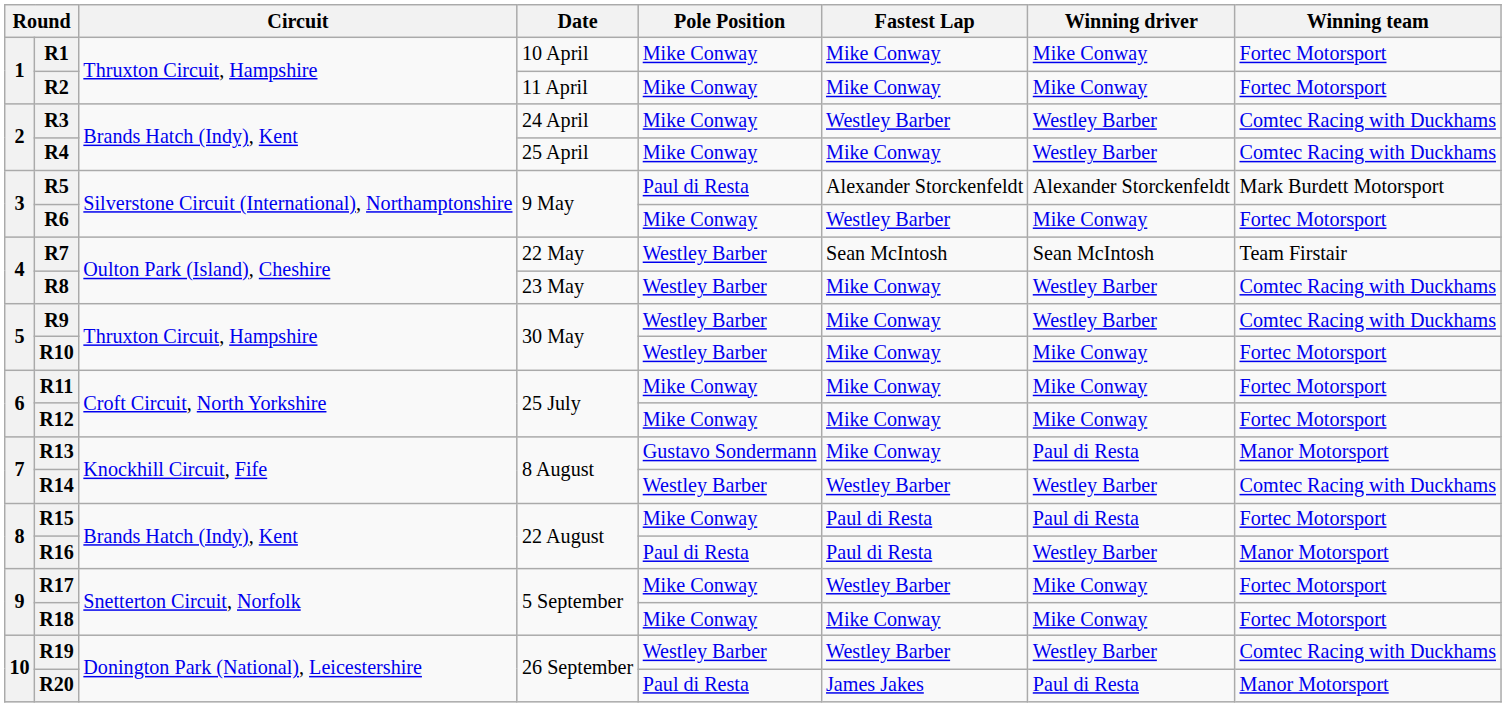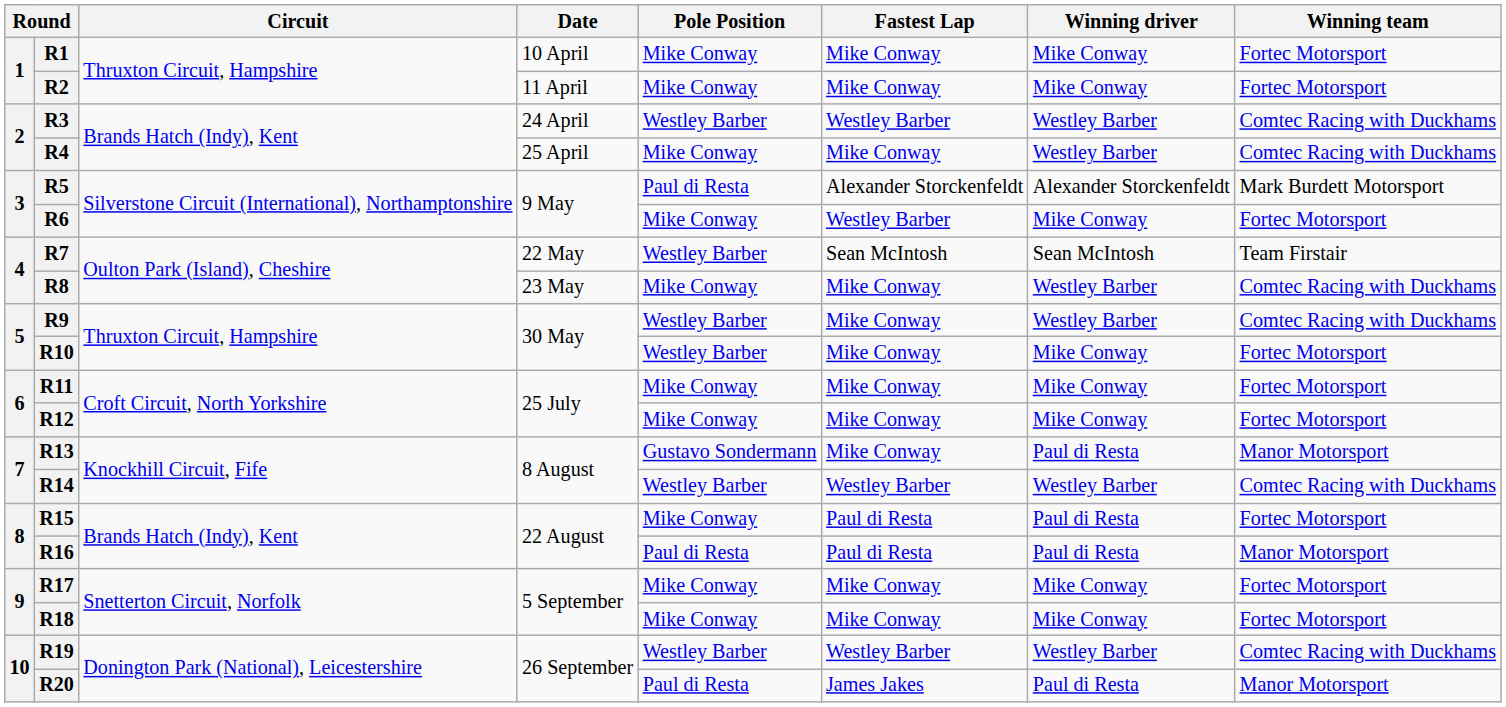(700, 120) Mike Conway -> (705, 120) Westley Barber
(705, 286) Westley Barber -> (700, 286) Mike Conway
(1095, 552) Westley Barber -> (1086, 552) Paul di Resta
(888, 585) Westley Barber -> (883, 585) Mike Conway
